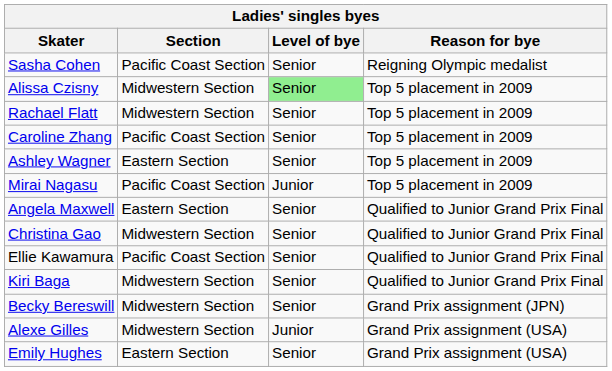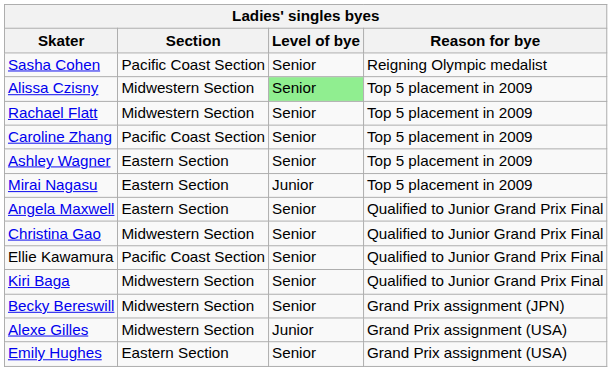(193, 185) Pacific Coast Section -> (175, 185) Eastern Section
